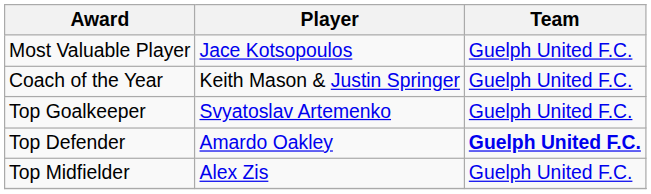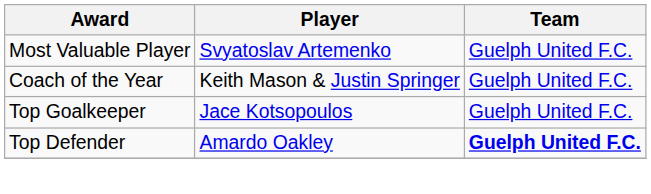(276, 50) Jace Kotsopoulos -> (295, 50) Svyatoslav Artemenko
(295, 111) Svyatoslav Artemenko -> (276, 111) Jace Kotsopoulos
- row: (69, 173)
